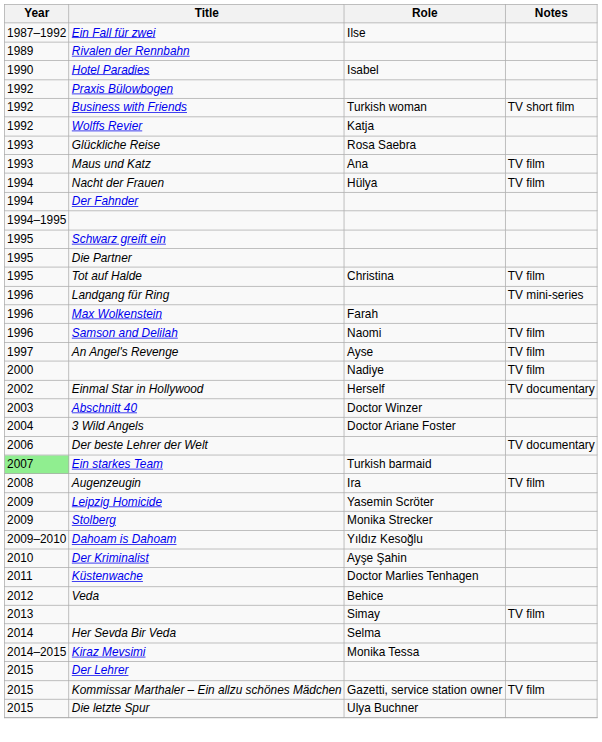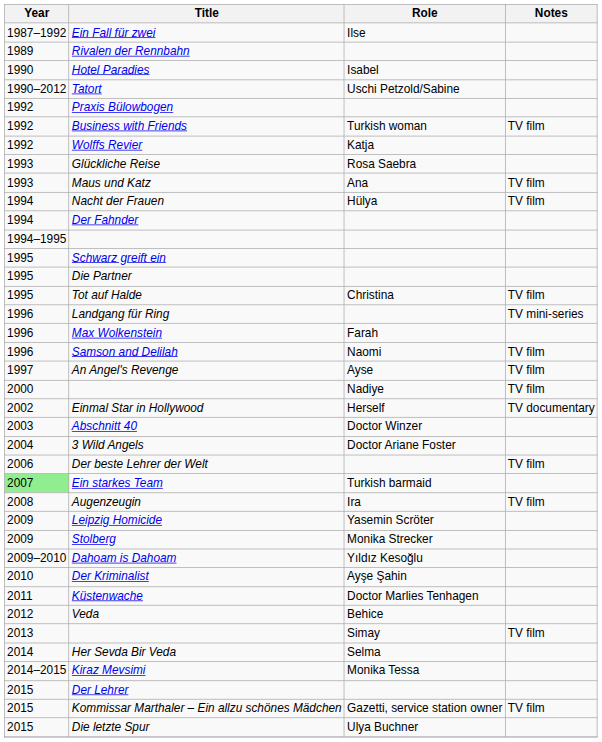+ row: (87, 88)
(541, 107) TV short film -> (526, 126) TV film
(551, 445) TV documentary -> (526, 464) TV film
